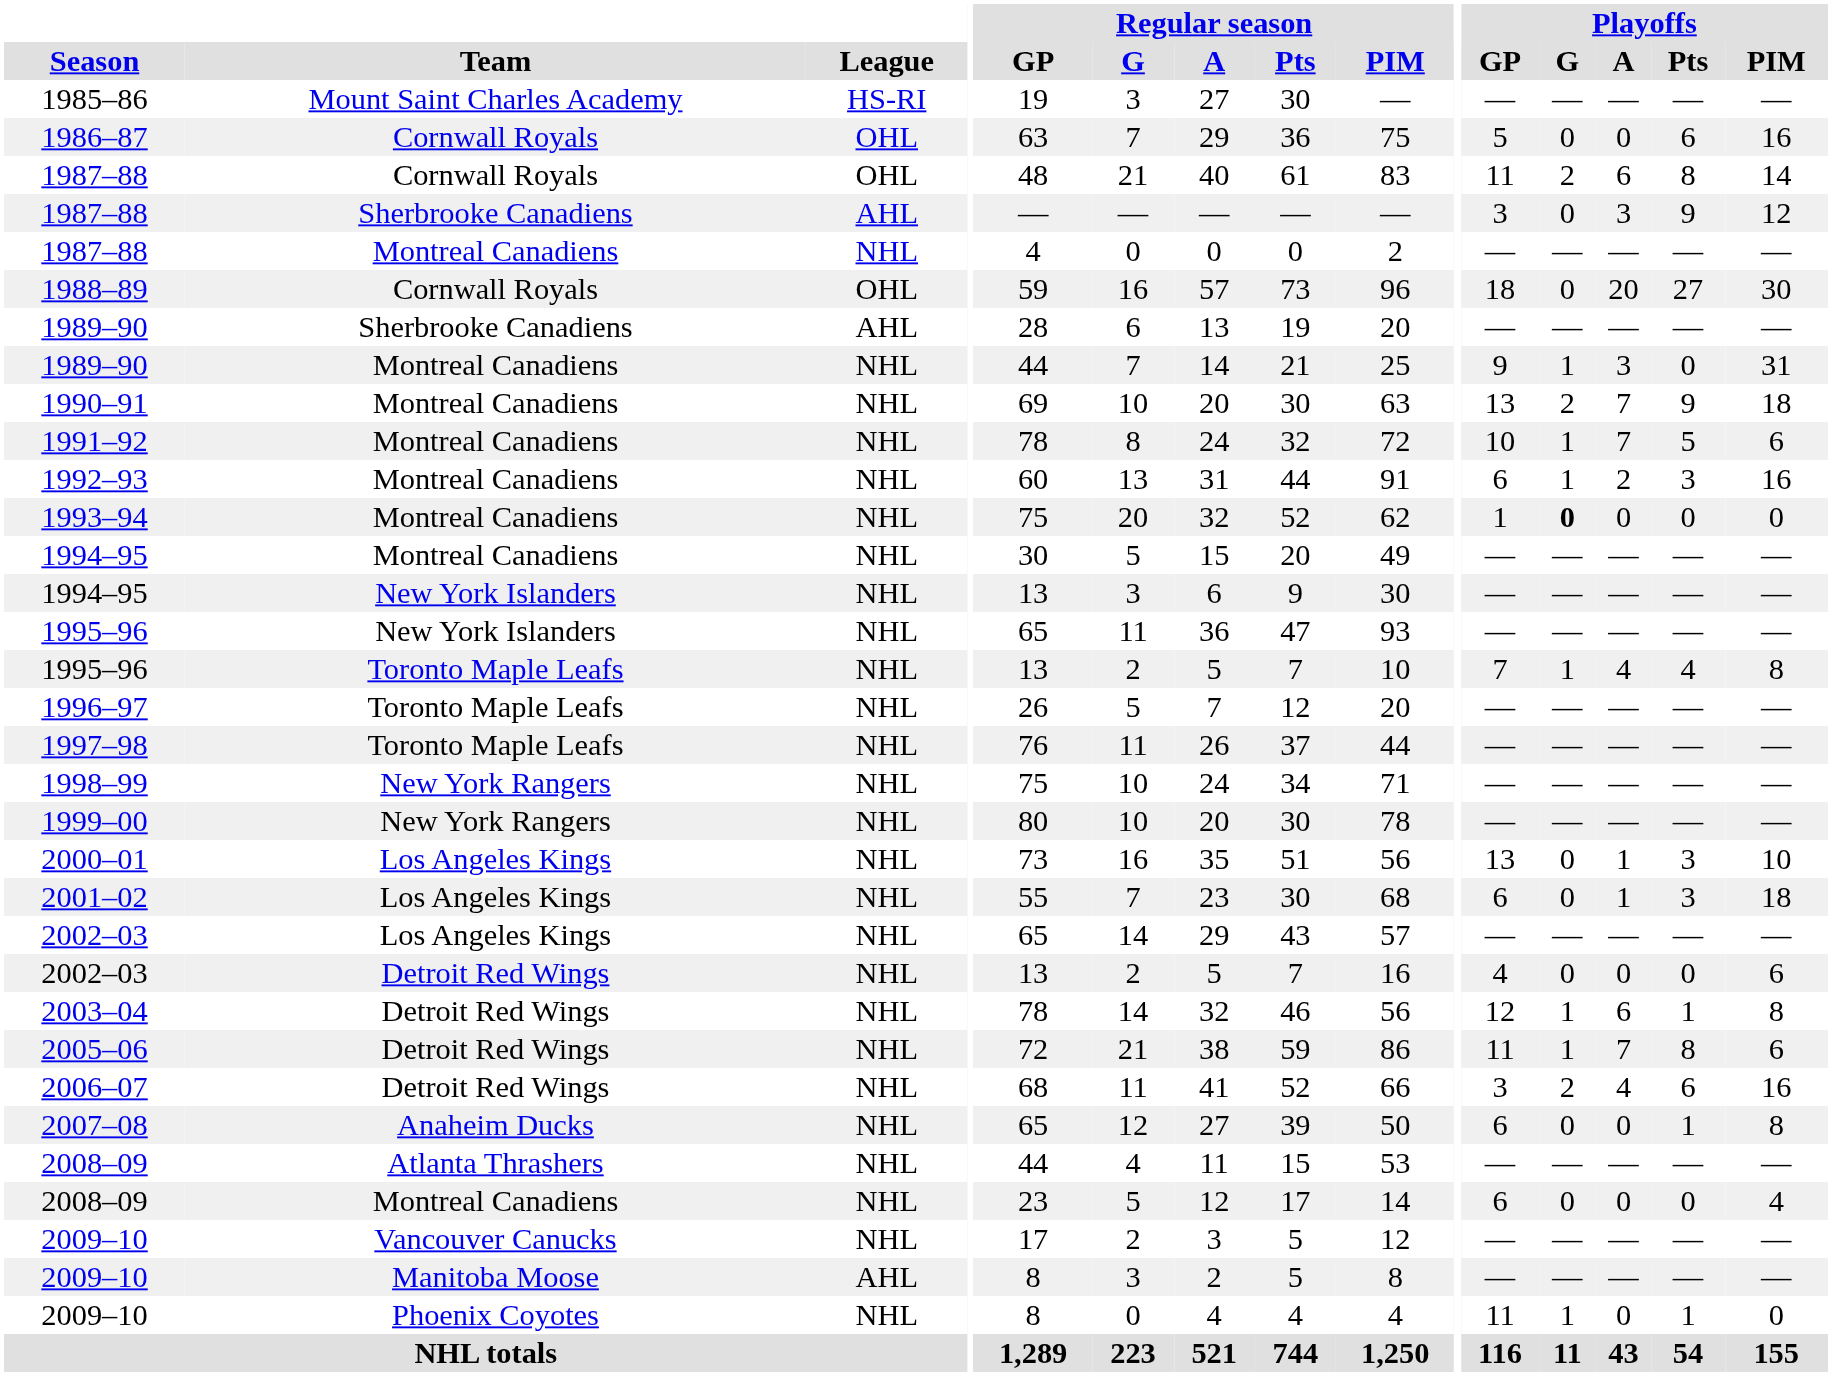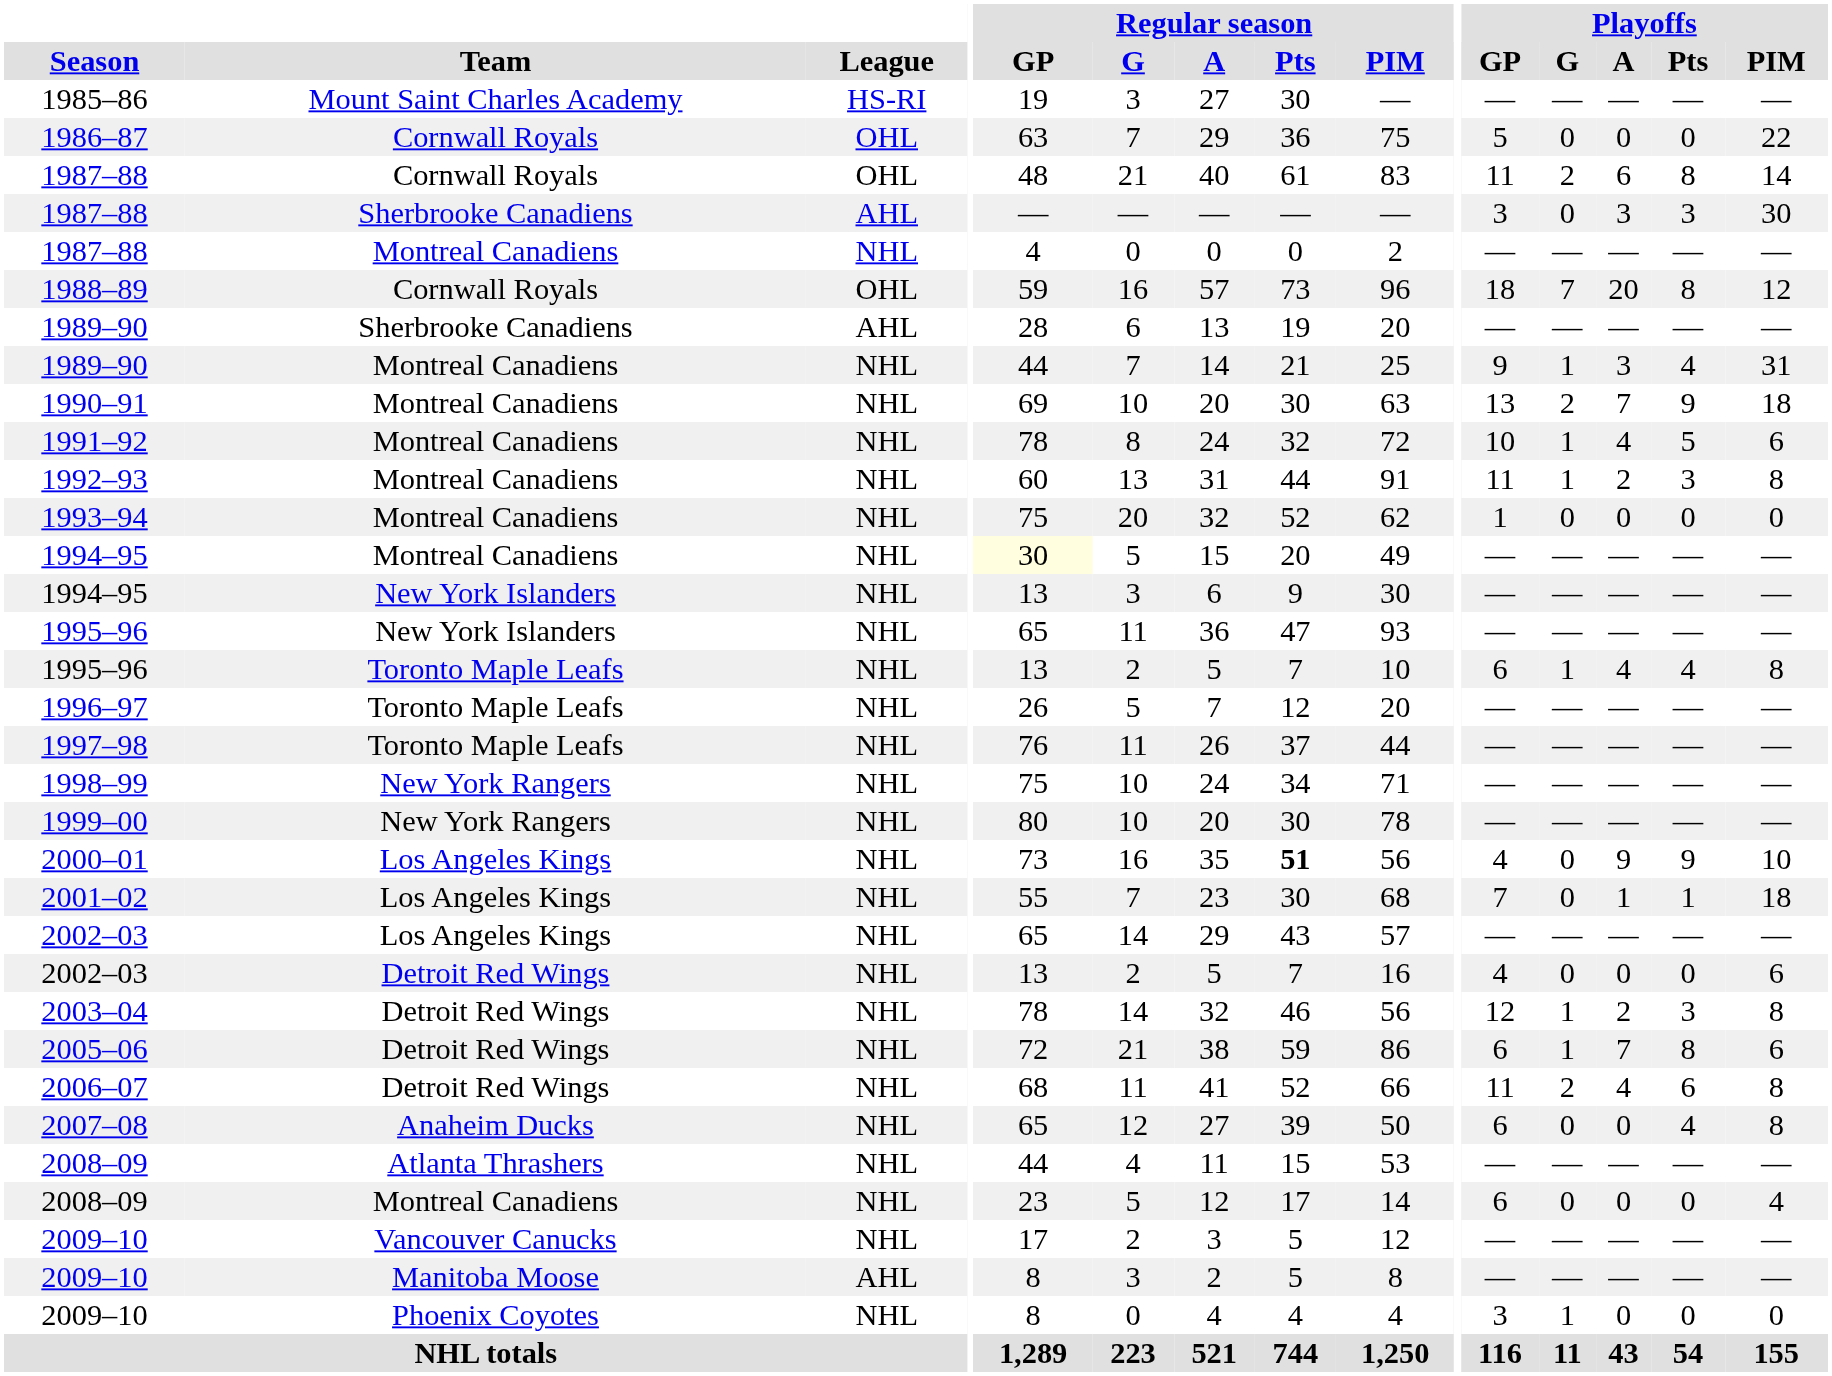(1688, 136) 6 -> (1688, 136) 0
(1776, 136) 16 -> (1776, 136) 22
(1688, 212) 9 -> (1688, 212) 3
(1776, 212) 12 -> (1776, 212) 30
(1567, 288) 0 -> (1567, 288) 7
(1688, 288) 27 -> (1688, 288) 8
(1776, 288) 30 -> (1776, 288) 12
(1688, 364) 0 -> (1688, 364) 4
(1624, 440) 7 -> (1624, 440) 4
(1500, 478) 6 -> (1500, 478) 11
(1776, 478) 16 -> (1776, 478) 8
(1567, 516) bold -> (1567, 516) normal
(1033, 554) no background -> (1033, 554) lightyellow background
(1500, 668) 7 -> (1500, 668) 6
(1295, 858) normal -> (1295, 858) bold
(1500, 858) 13 -> (1500, 858) 4
(1624, 858) 1 -> (1624, 858) 9
(1688, 858) 3 -> (1688, 858) 9
(1500, 896) 6 -> (1500, 896) 7
(1688, 896) 3 -> (1688, 896) 1
(1624, 1010) 6 -> (1624, 1010) 2
(1688, 1010) 1 -> (1688, 1010) 3
(1500, 1048) 11 -> (1500, 1048) 6
(1500, 1086) 3 -> (1500, 1086) 11
(1776, 1086) 16 -> (1776, 1086) 8
(1688, 1124) 1 -> (1688, 1124) 4
(1500, 1314) 11 -> (1500, 1314) 3
(1688, 1314) 1 -> (1688, 1314) 0
